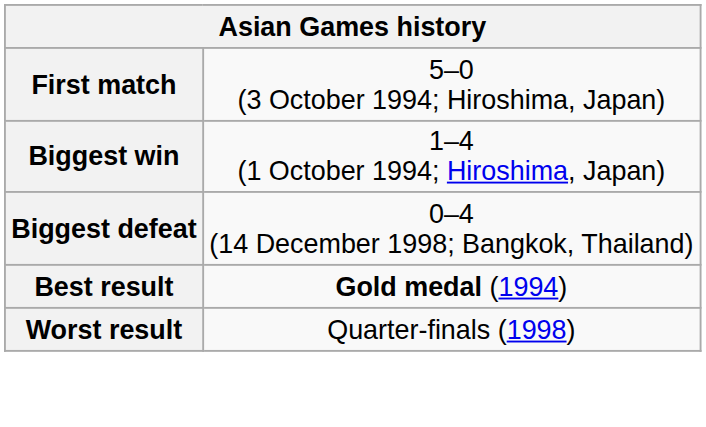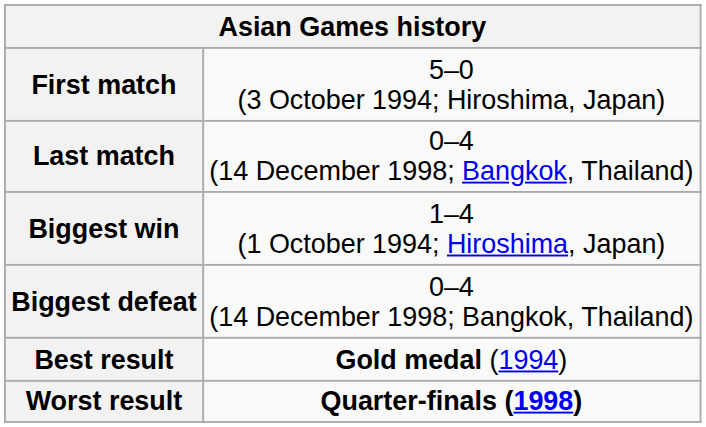+ row: (104, 157)
(451, 329) normal -> (451, 402) bold
